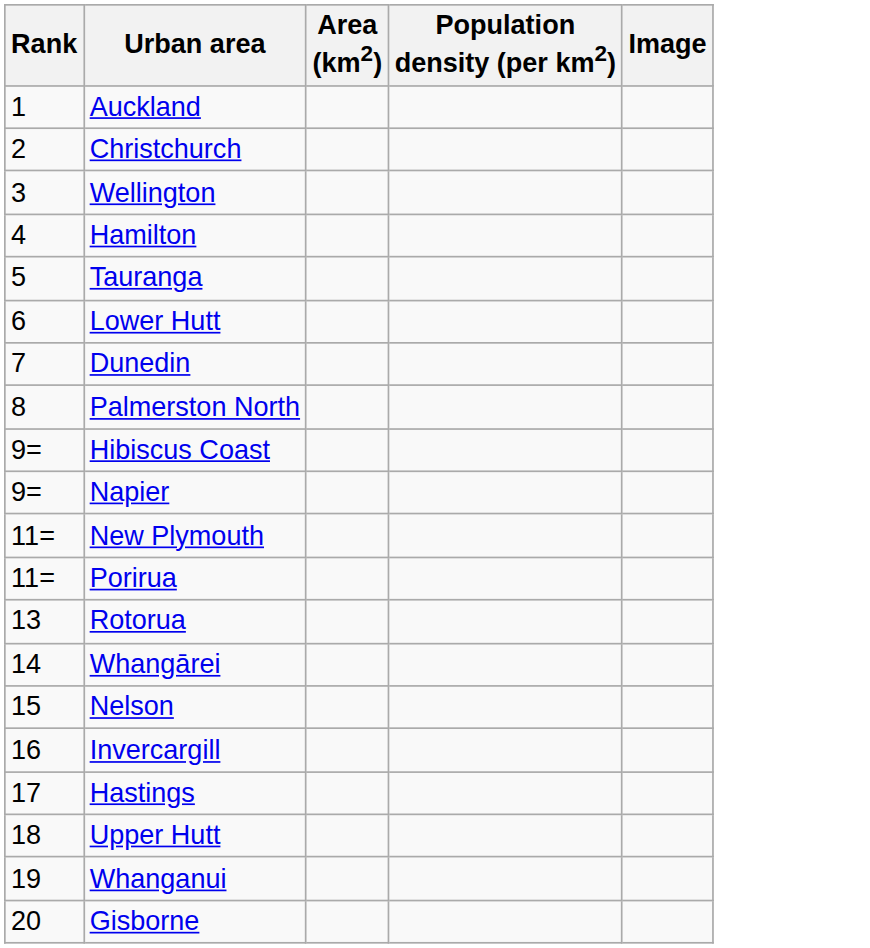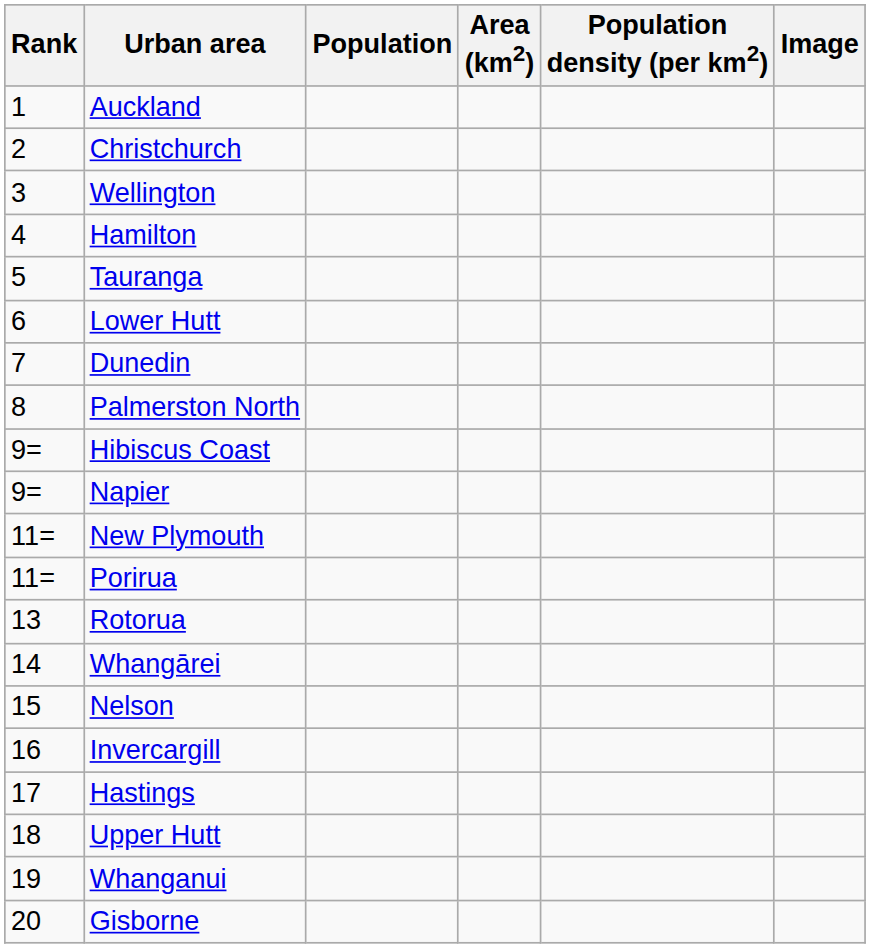+ column: (382, 44)
